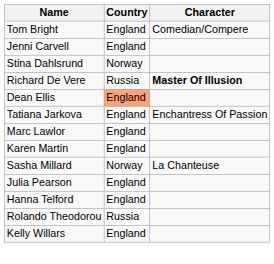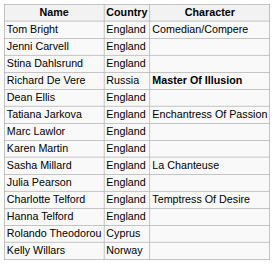(124, 64) Norway -> (126, 64) England
(126, 98) lightsalmon background -> (126, 98) no background
(124, 166) Norway -> (126, 166) England
+ row: (46, 200)
(123, 217) Russia -> (123, 234) Cyprus
(126, 234) England -> (124, 251) Norway
